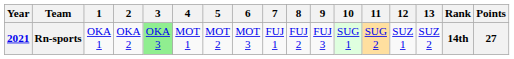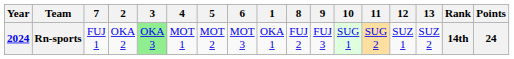columns swapped: (99, 13) <-> (275, 13)
(18, 38) 2021 -> (18, 38) 2024
(491, 38) 27 -> (491, 38) 24
